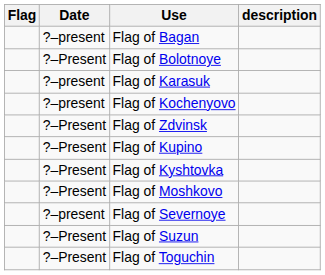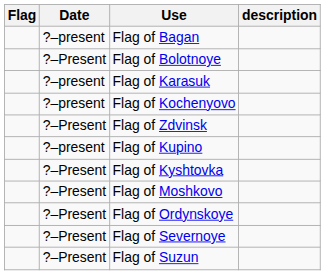(74, 147) ?–Present -> (74, 147) ?–present
+ row: (173, 214)
(74, 214) ?–present -> (74, 236) ?–Present
- row: (163, 258)
